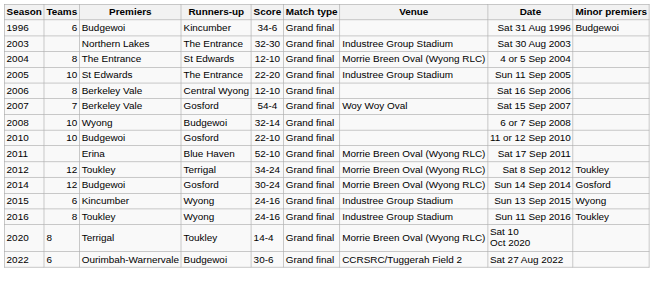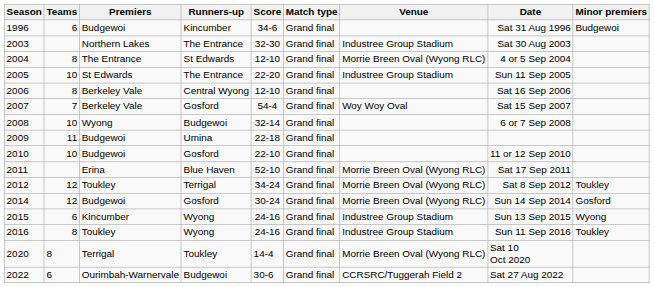+ row: (18, 138)
